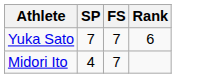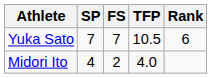+ column: (147, 16)
(116, 62) 7 -> (116, 62) 2
